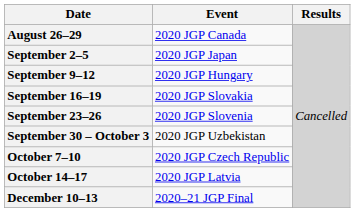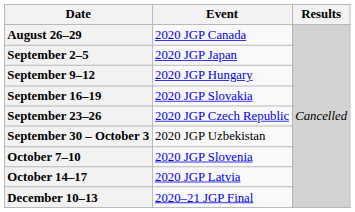(204, 116) 2020 JGP Slovenia -> (222, 116) 2020 JGP Czech Republic
(222, 156) 2020 JGP Czech Republic -> (204, 156) 2020 JGP Slovenia
